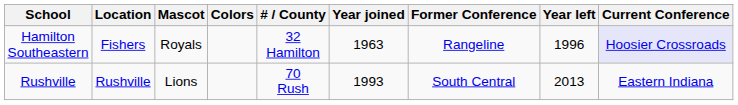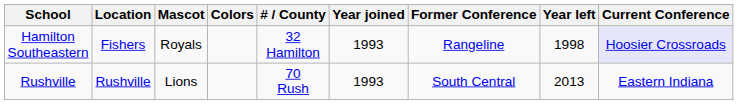(368, 44) 1963 -> (368, 44) 1993
(569, 44) 1996 -> (569, 44) 1998
